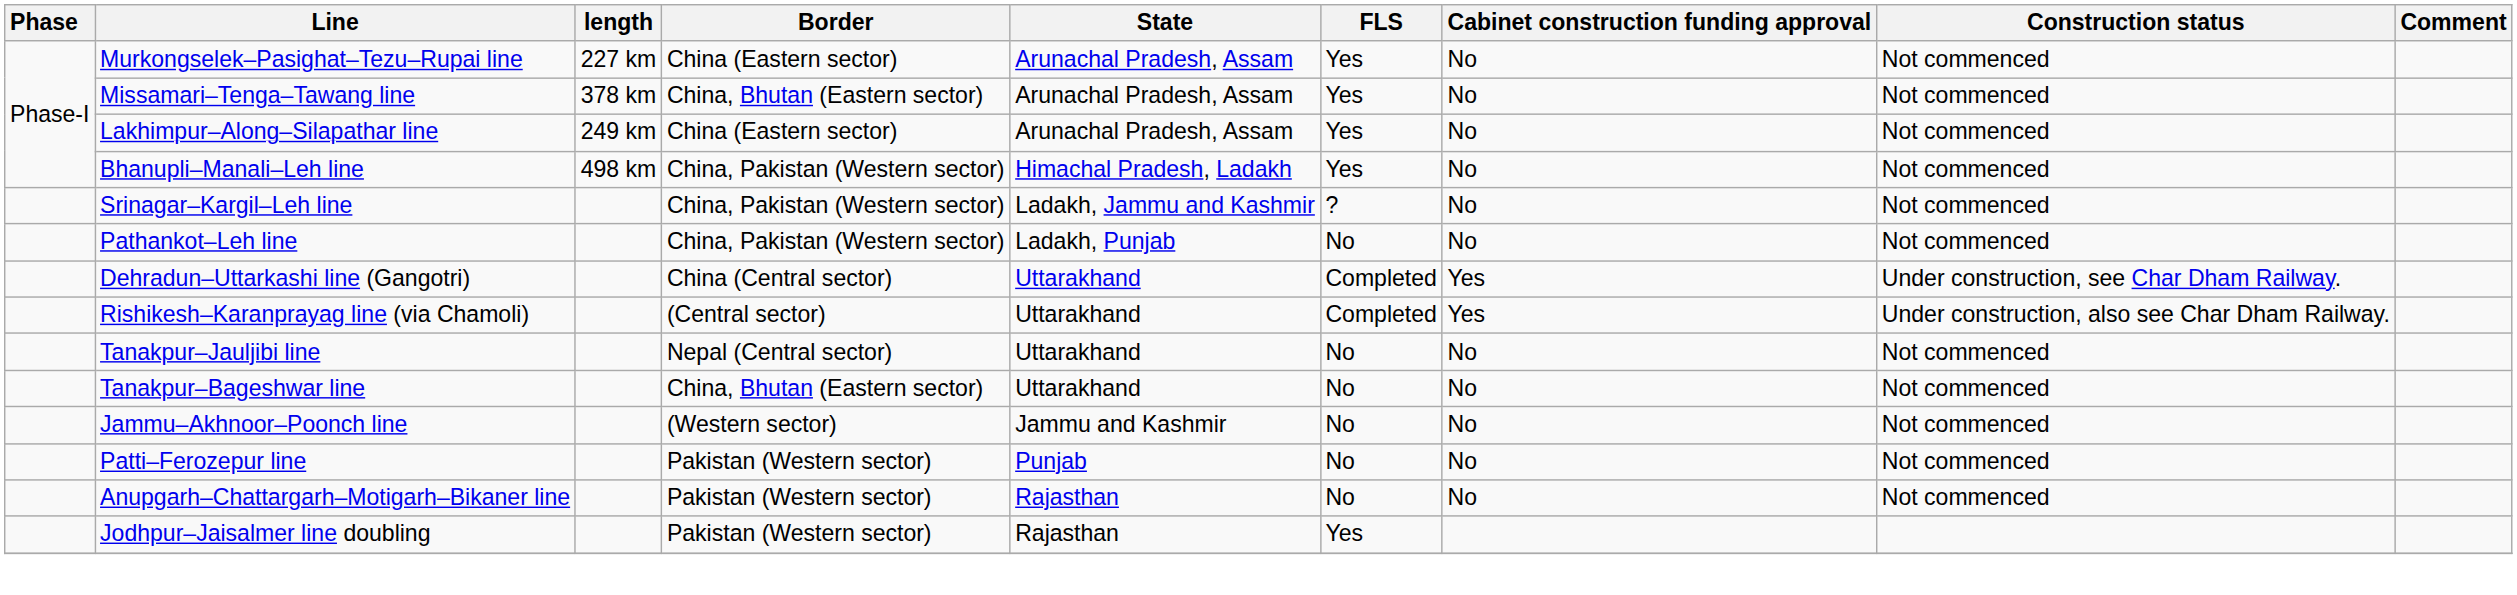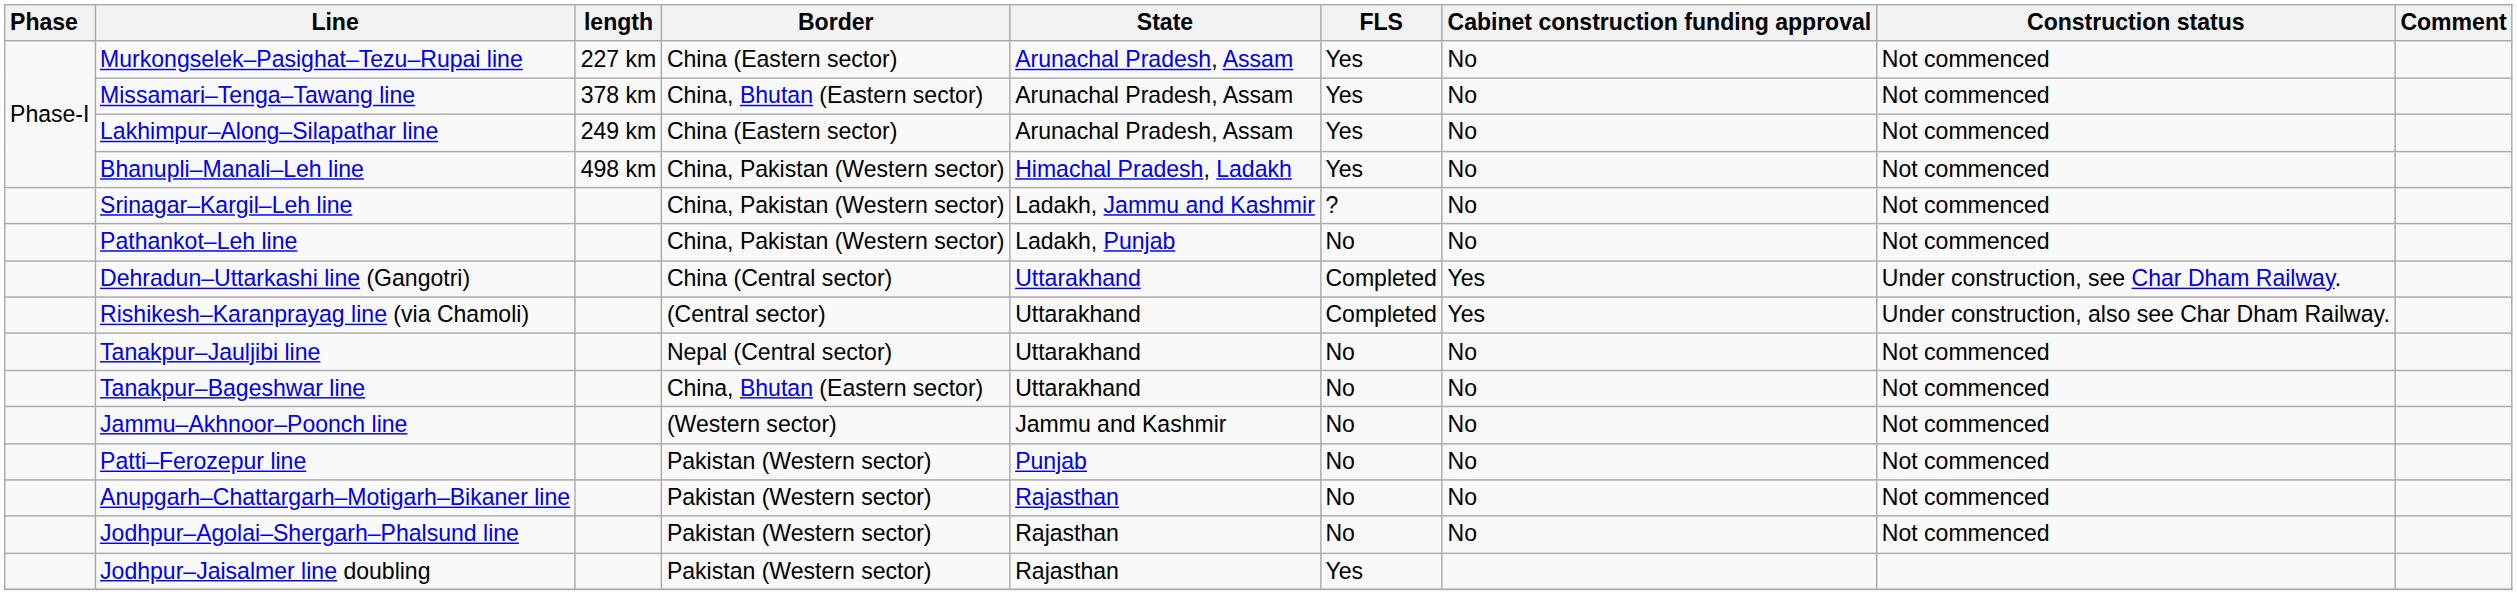+ row: (309, 534)
